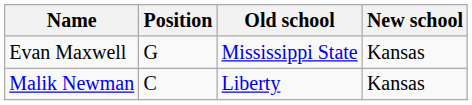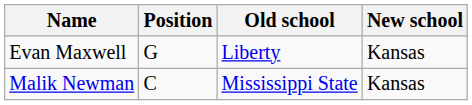(290, 52) Mississippi State -> (251, 52) Liberty
(251, 83) Liberty -> (290, 83) Mississippi State
